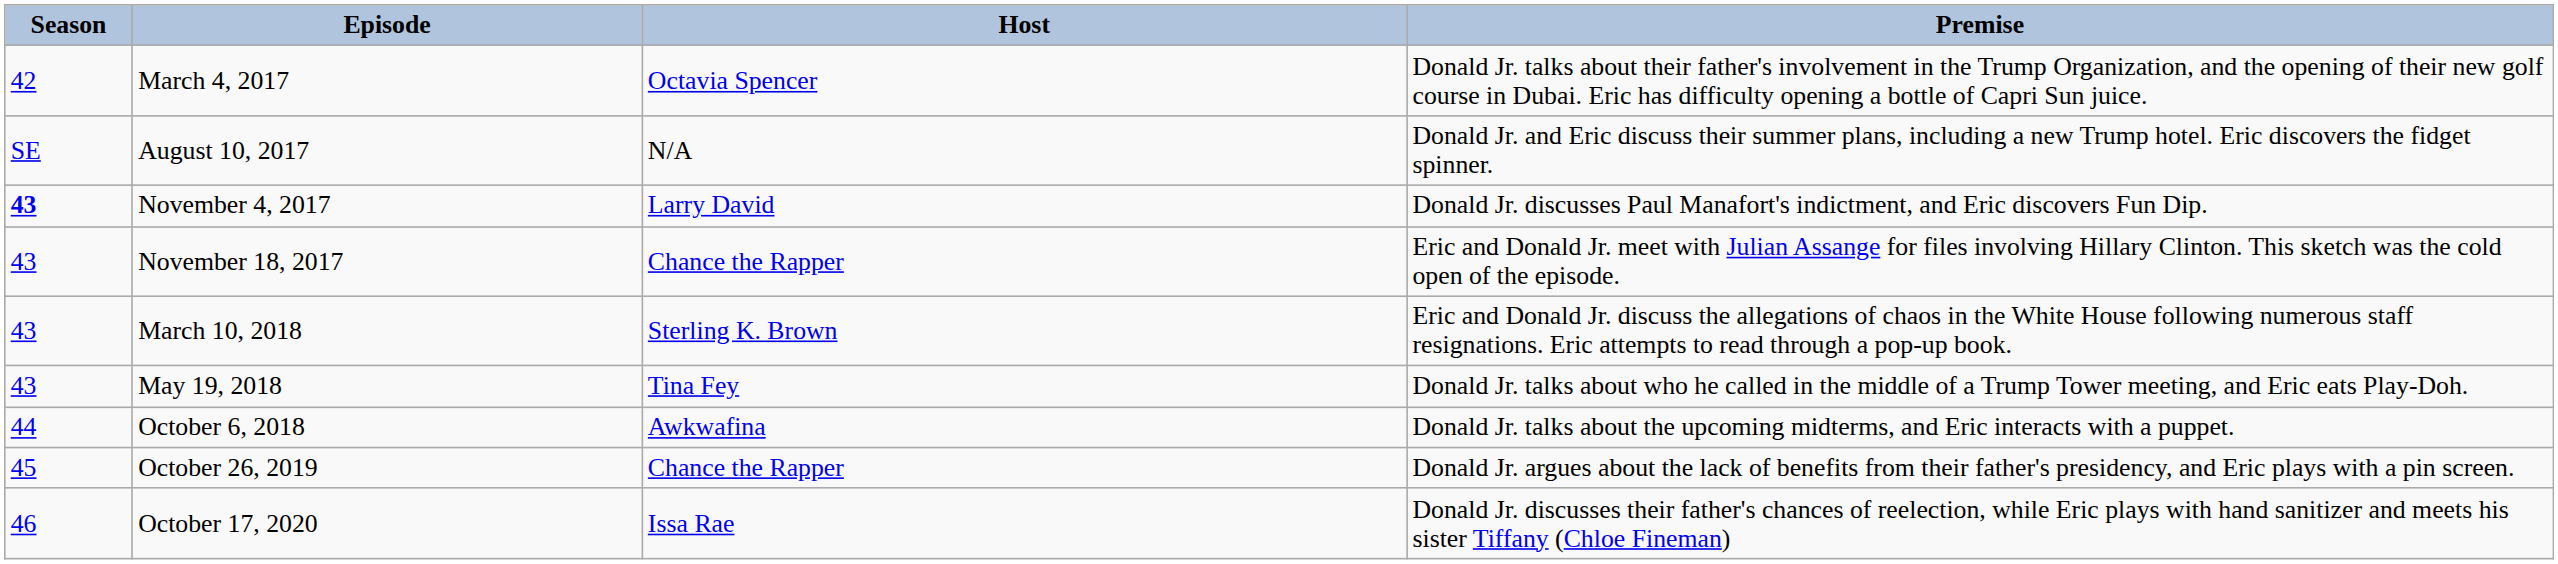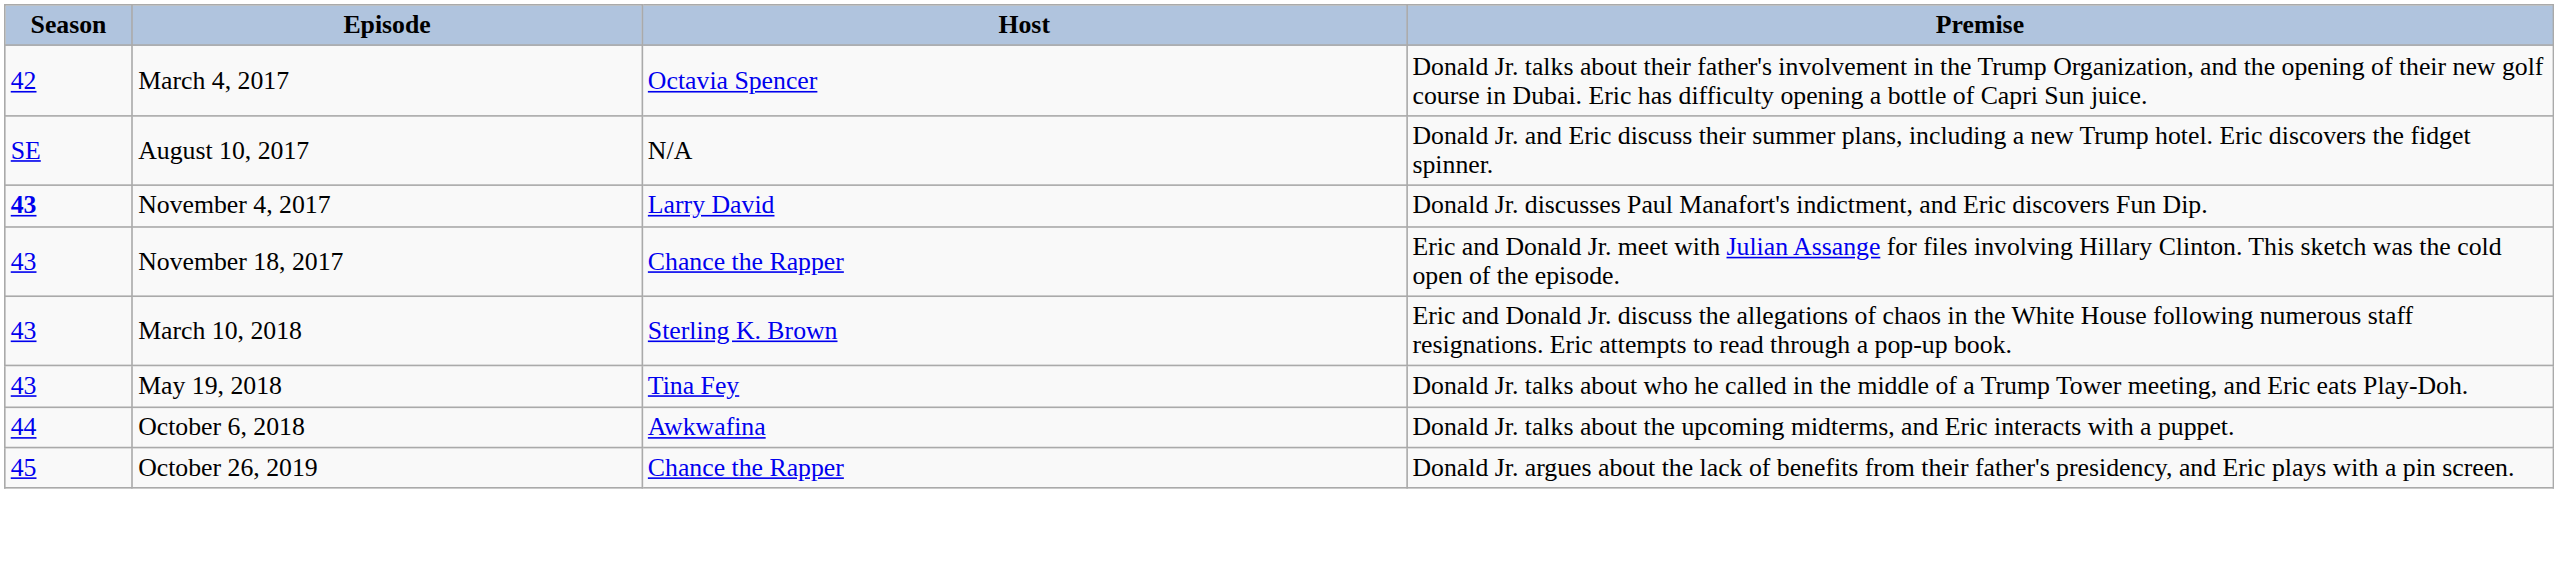- row: (228, 523)
